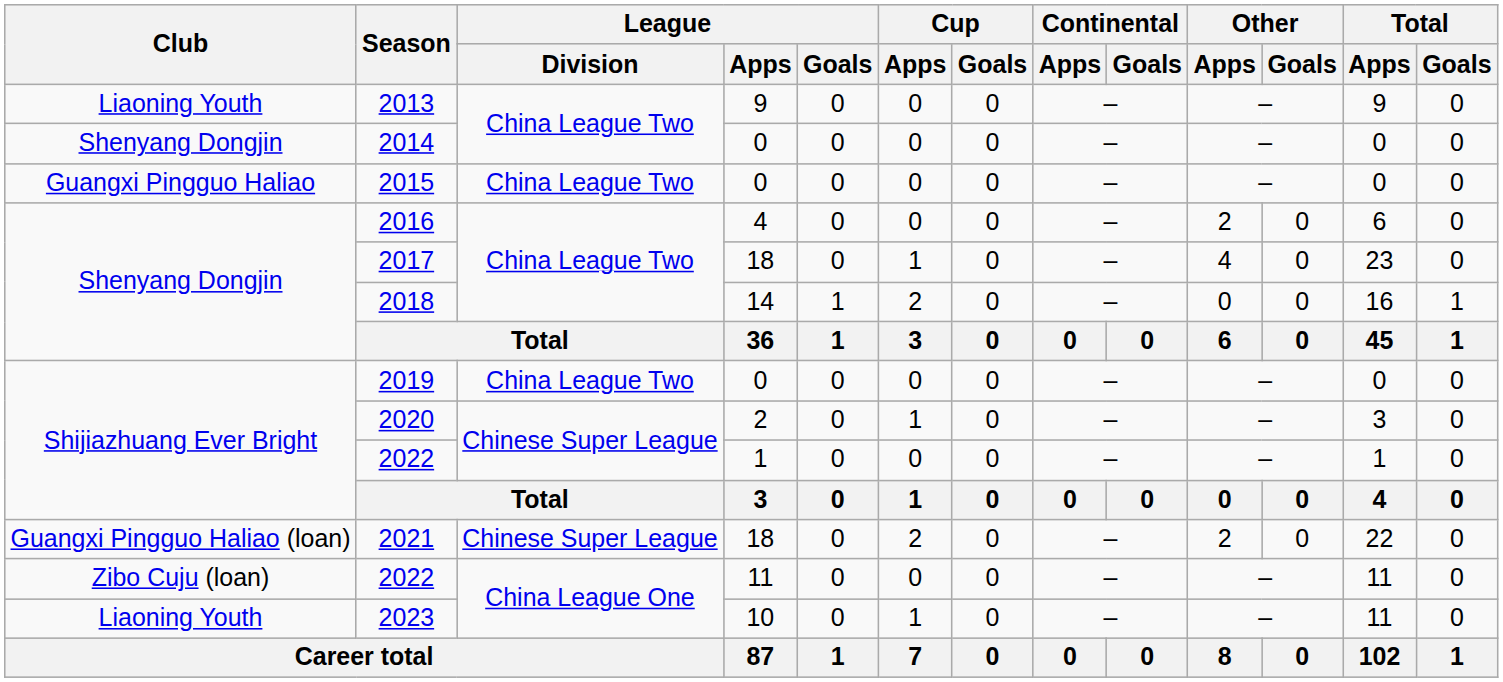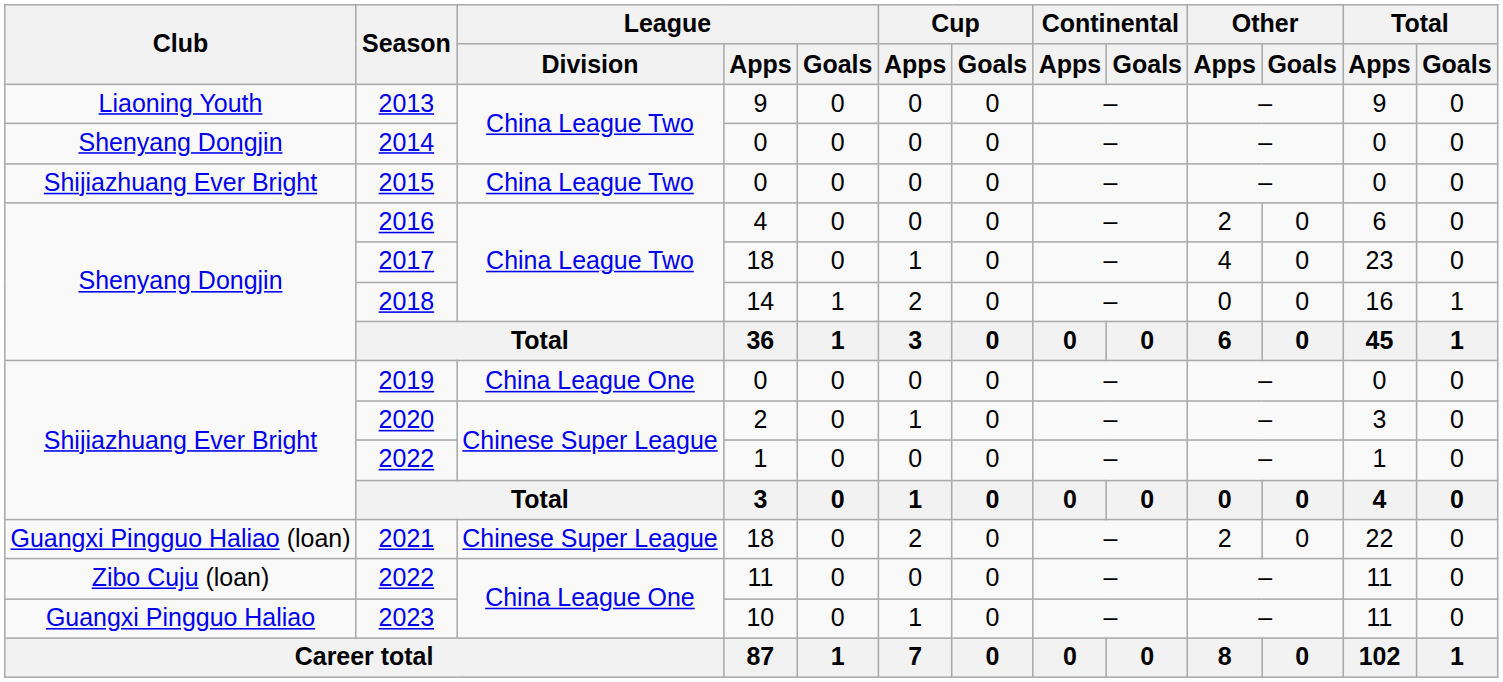(180, 182) Guangxi Pingguo Haliao -> (180, 182) Shijiazhuang Ever Bright
(590, 380) China League Two -> (590, 380) China League One
(180, 618) Liaoning Youth -> (180, 618) Guangxi Pingguo Haliao
